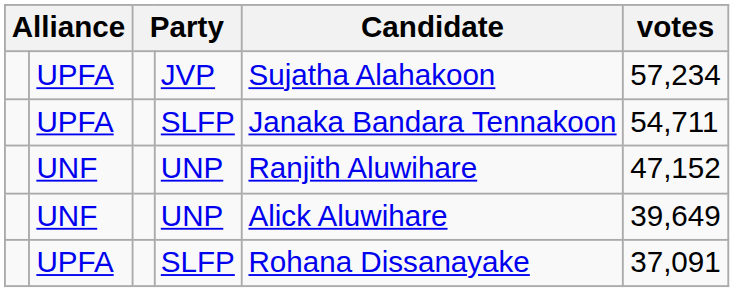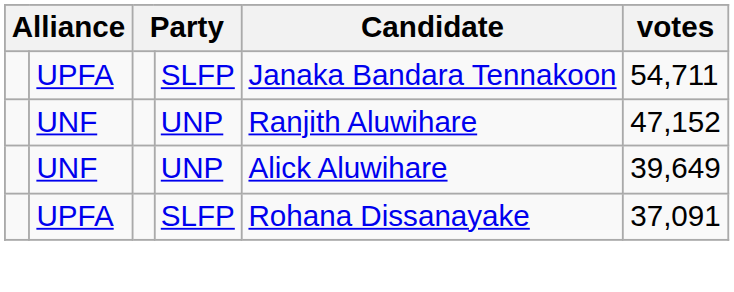- row: (75, 74)
